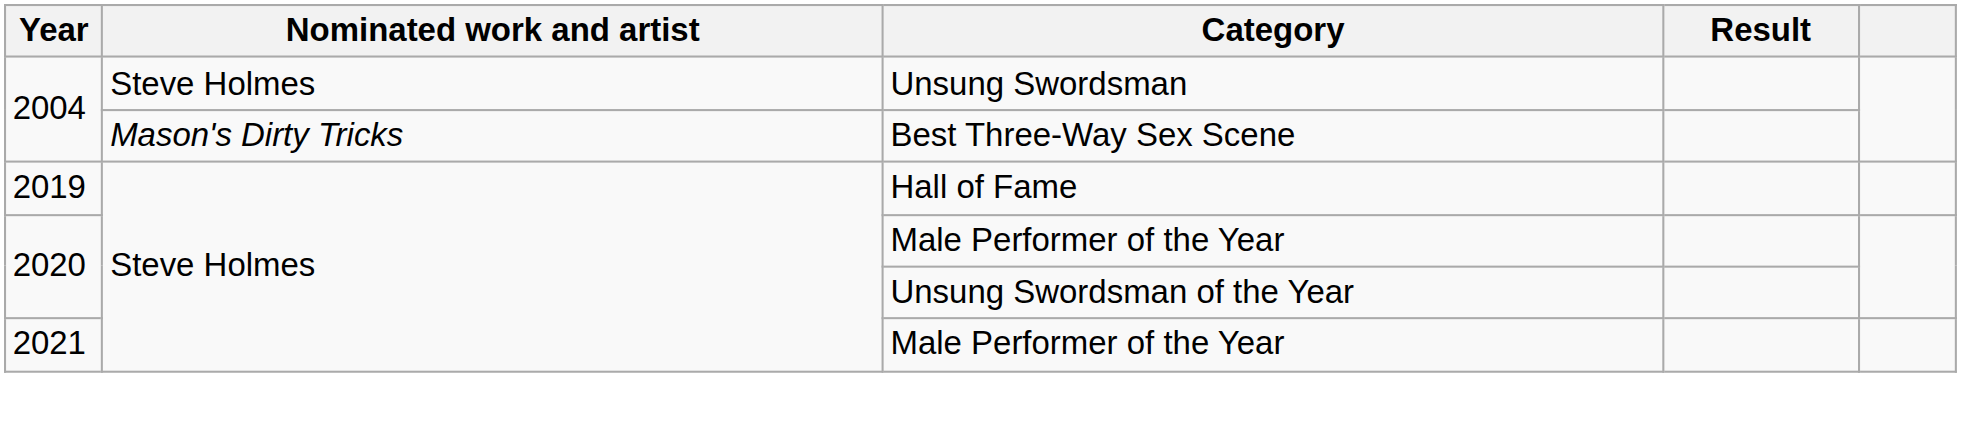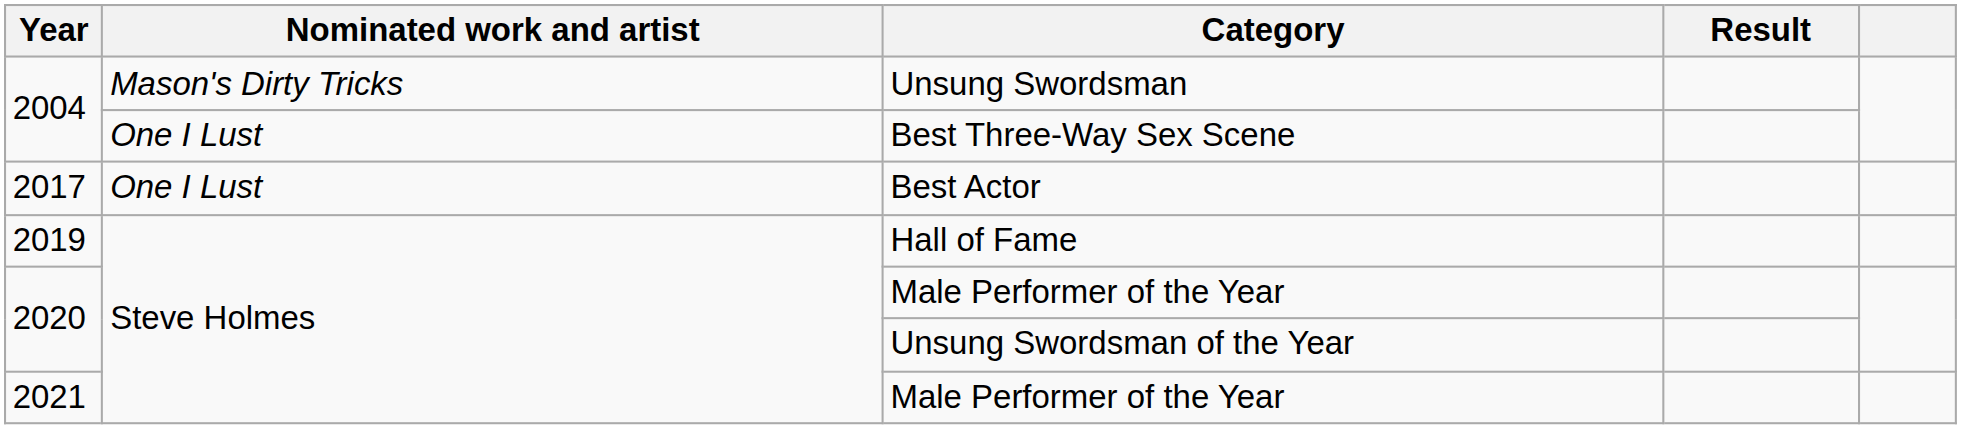(213, 82) Steve Holmes -> (257, 82) Mason's Dirty Tricks
(257, 135) Mason's Dirty Tricks -> (186, 135) One I Lust
+ row: (49, 187)
